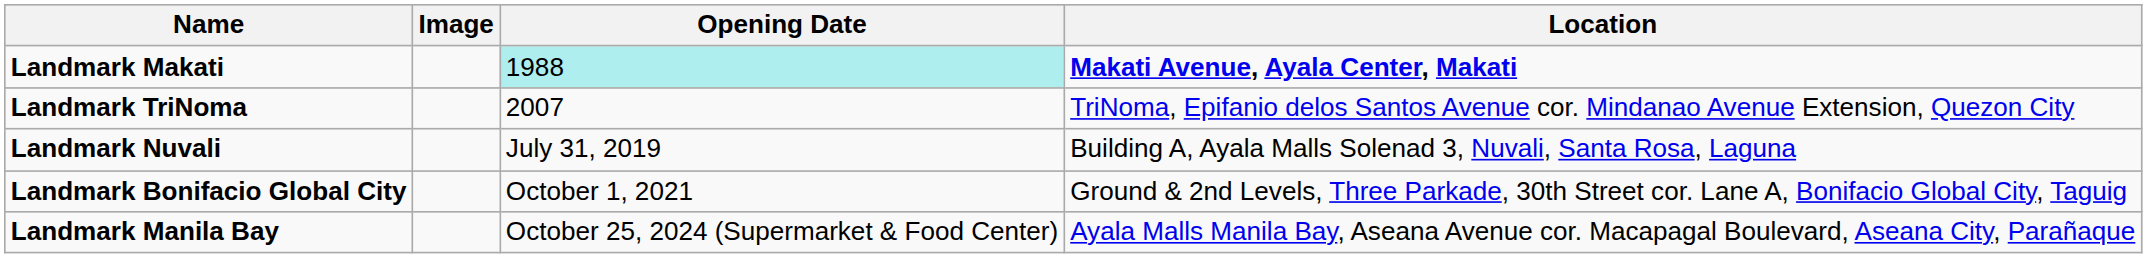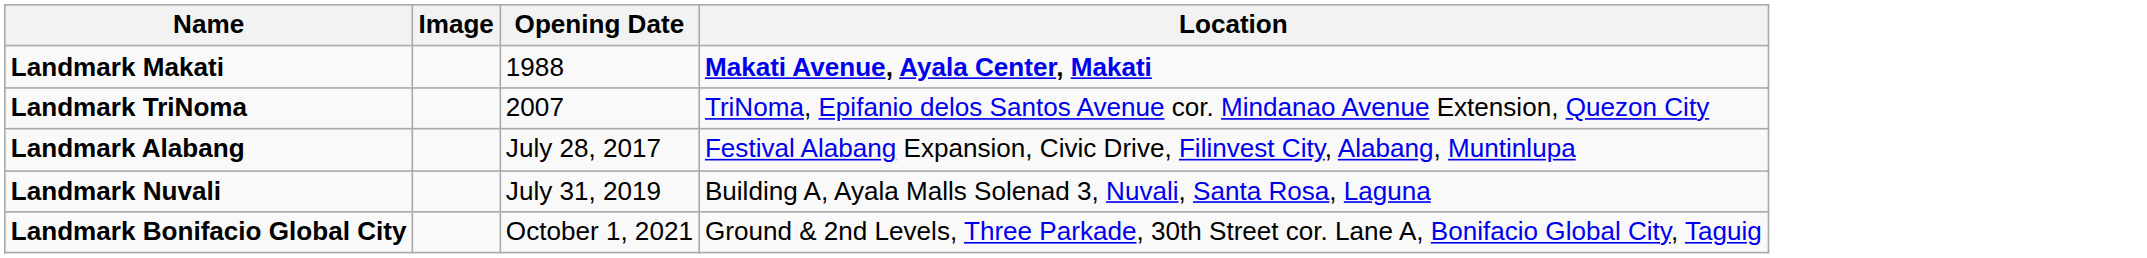(535, 66) paleturquoise background -> (535, 66) no background
+ row: (128, 149)
- row: (145, 231)
